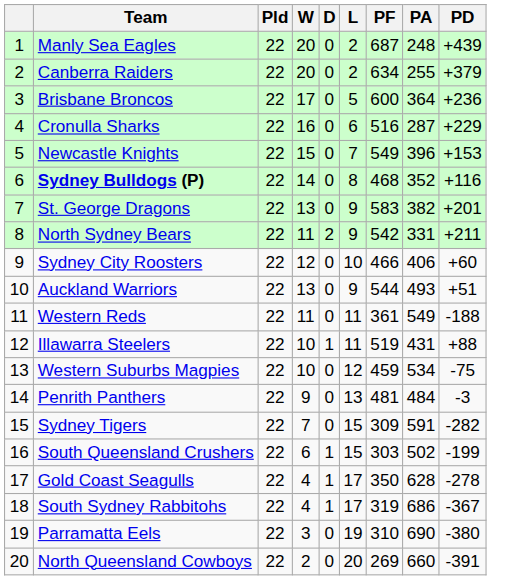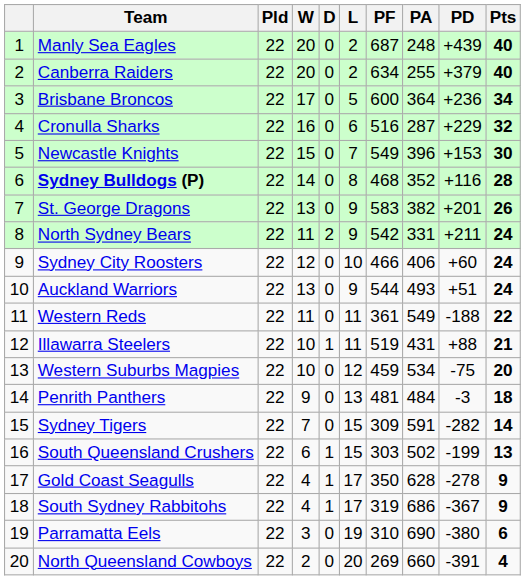+ column: (503, 18)
